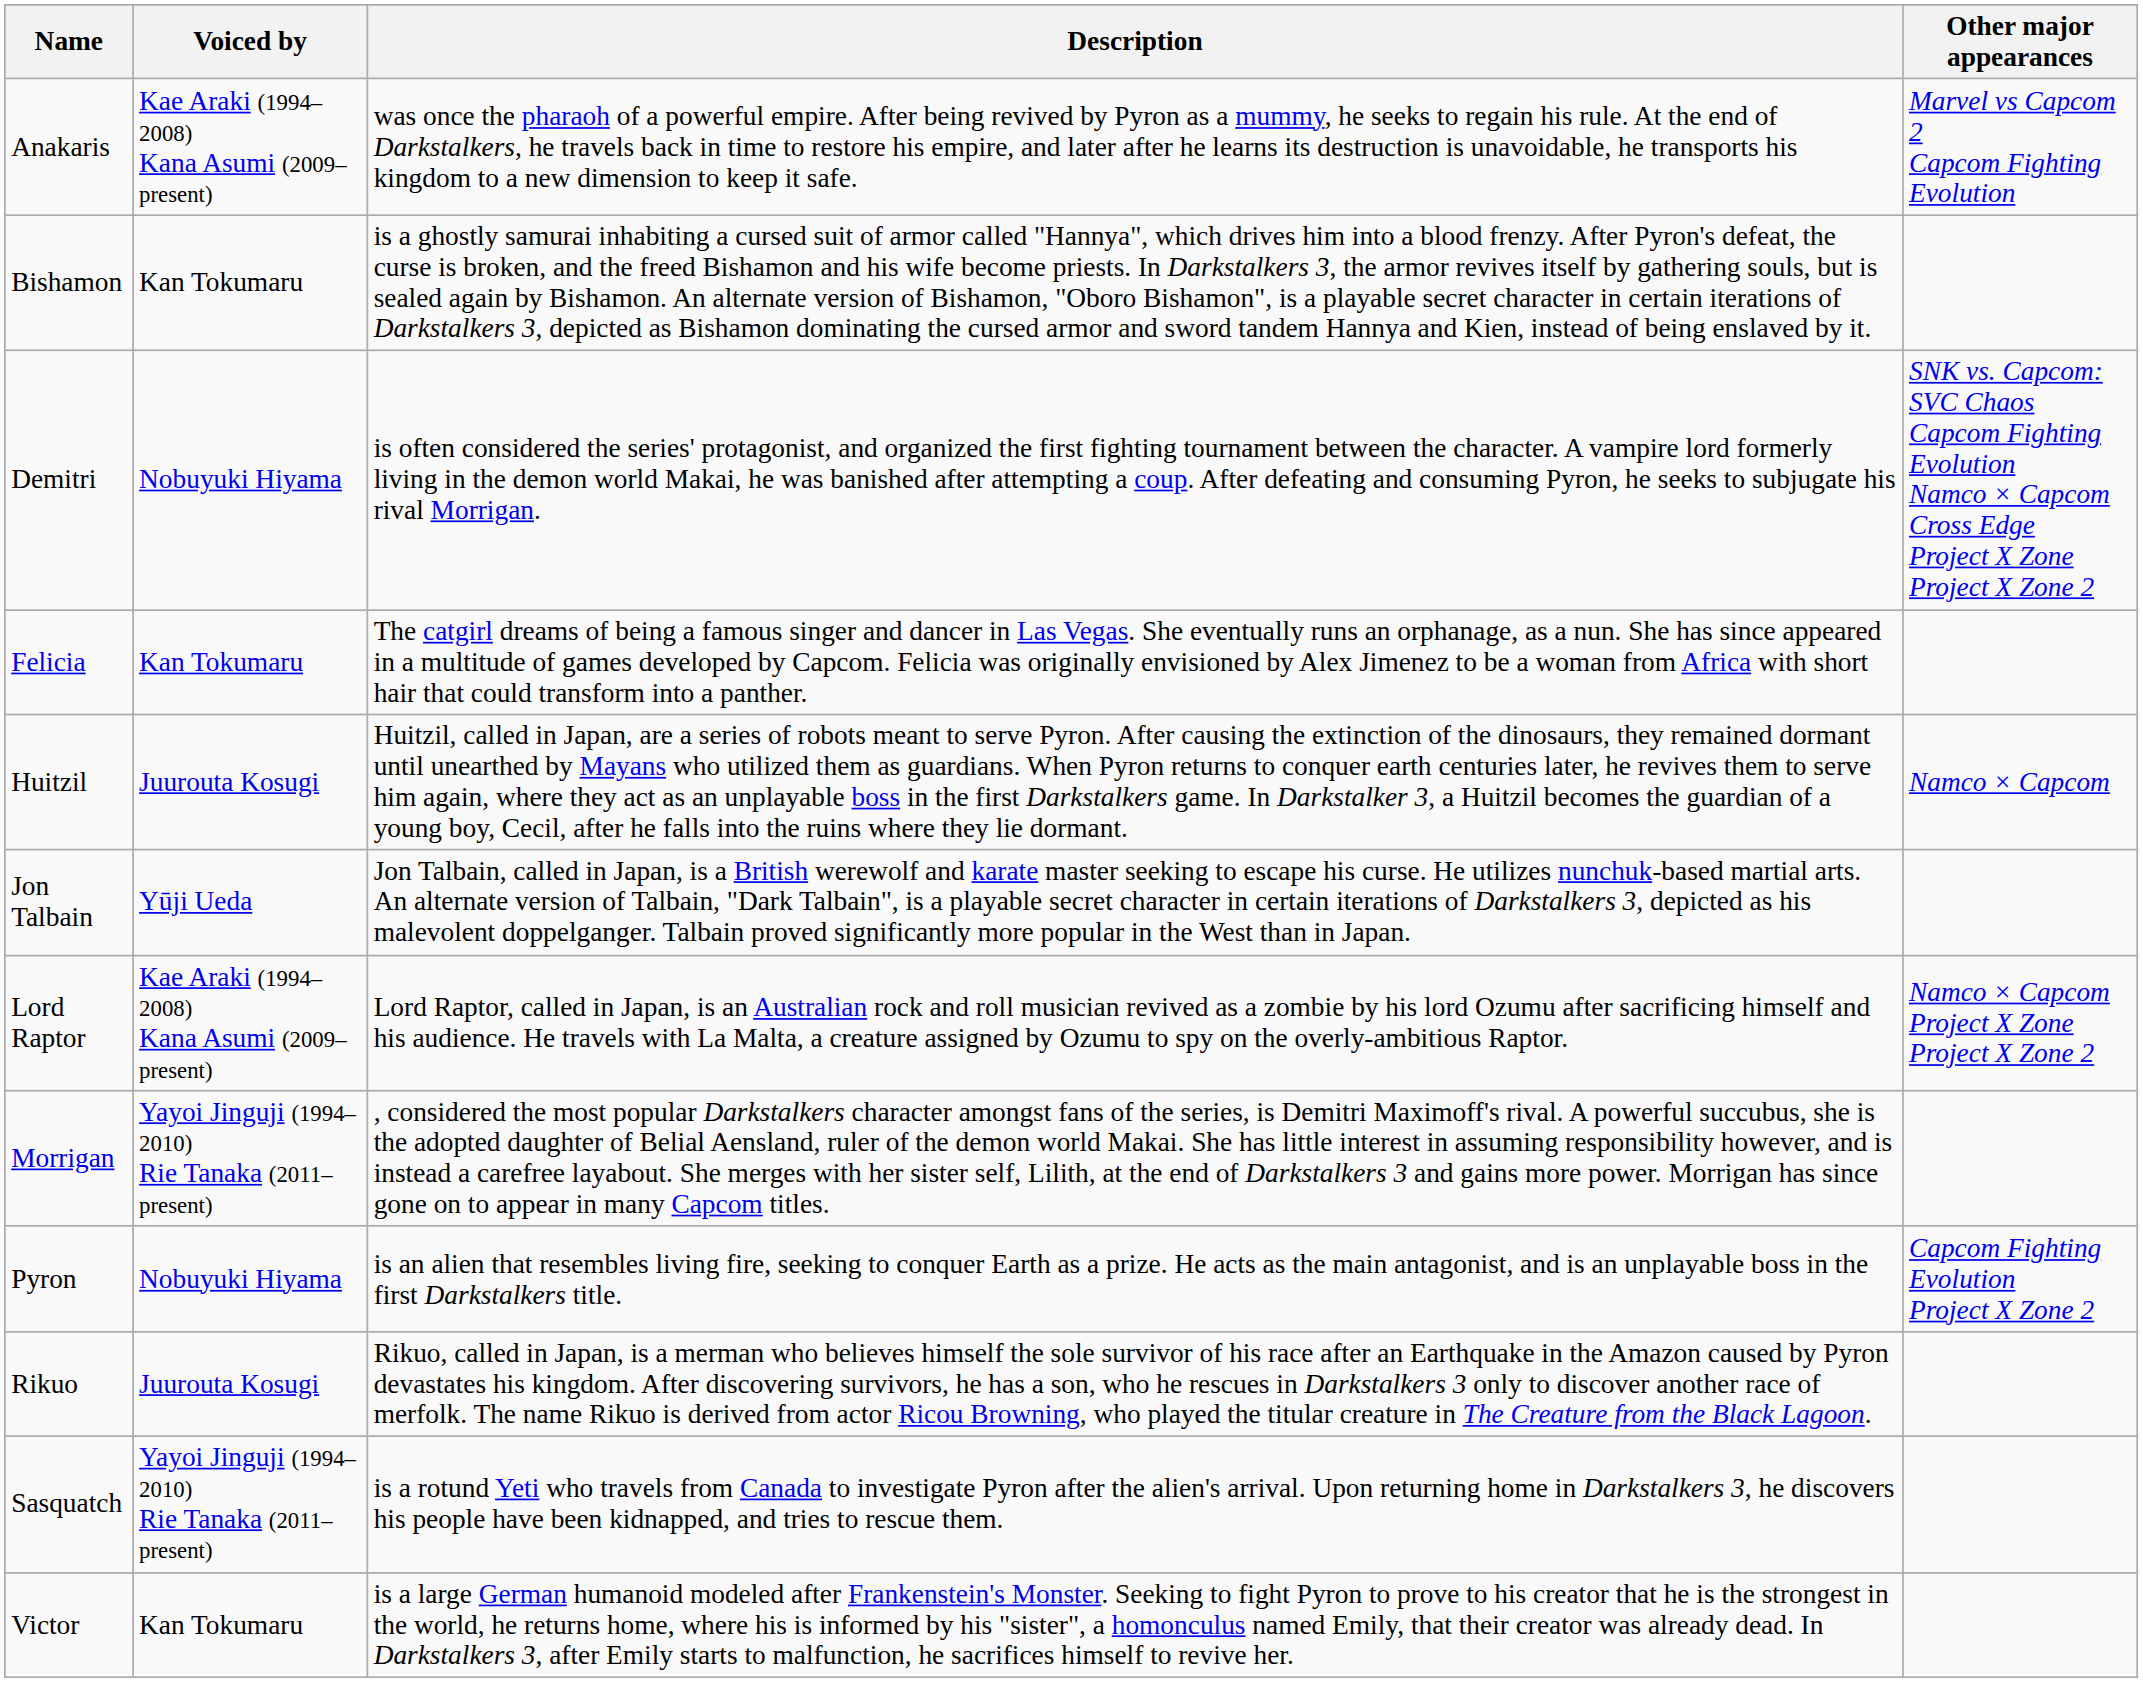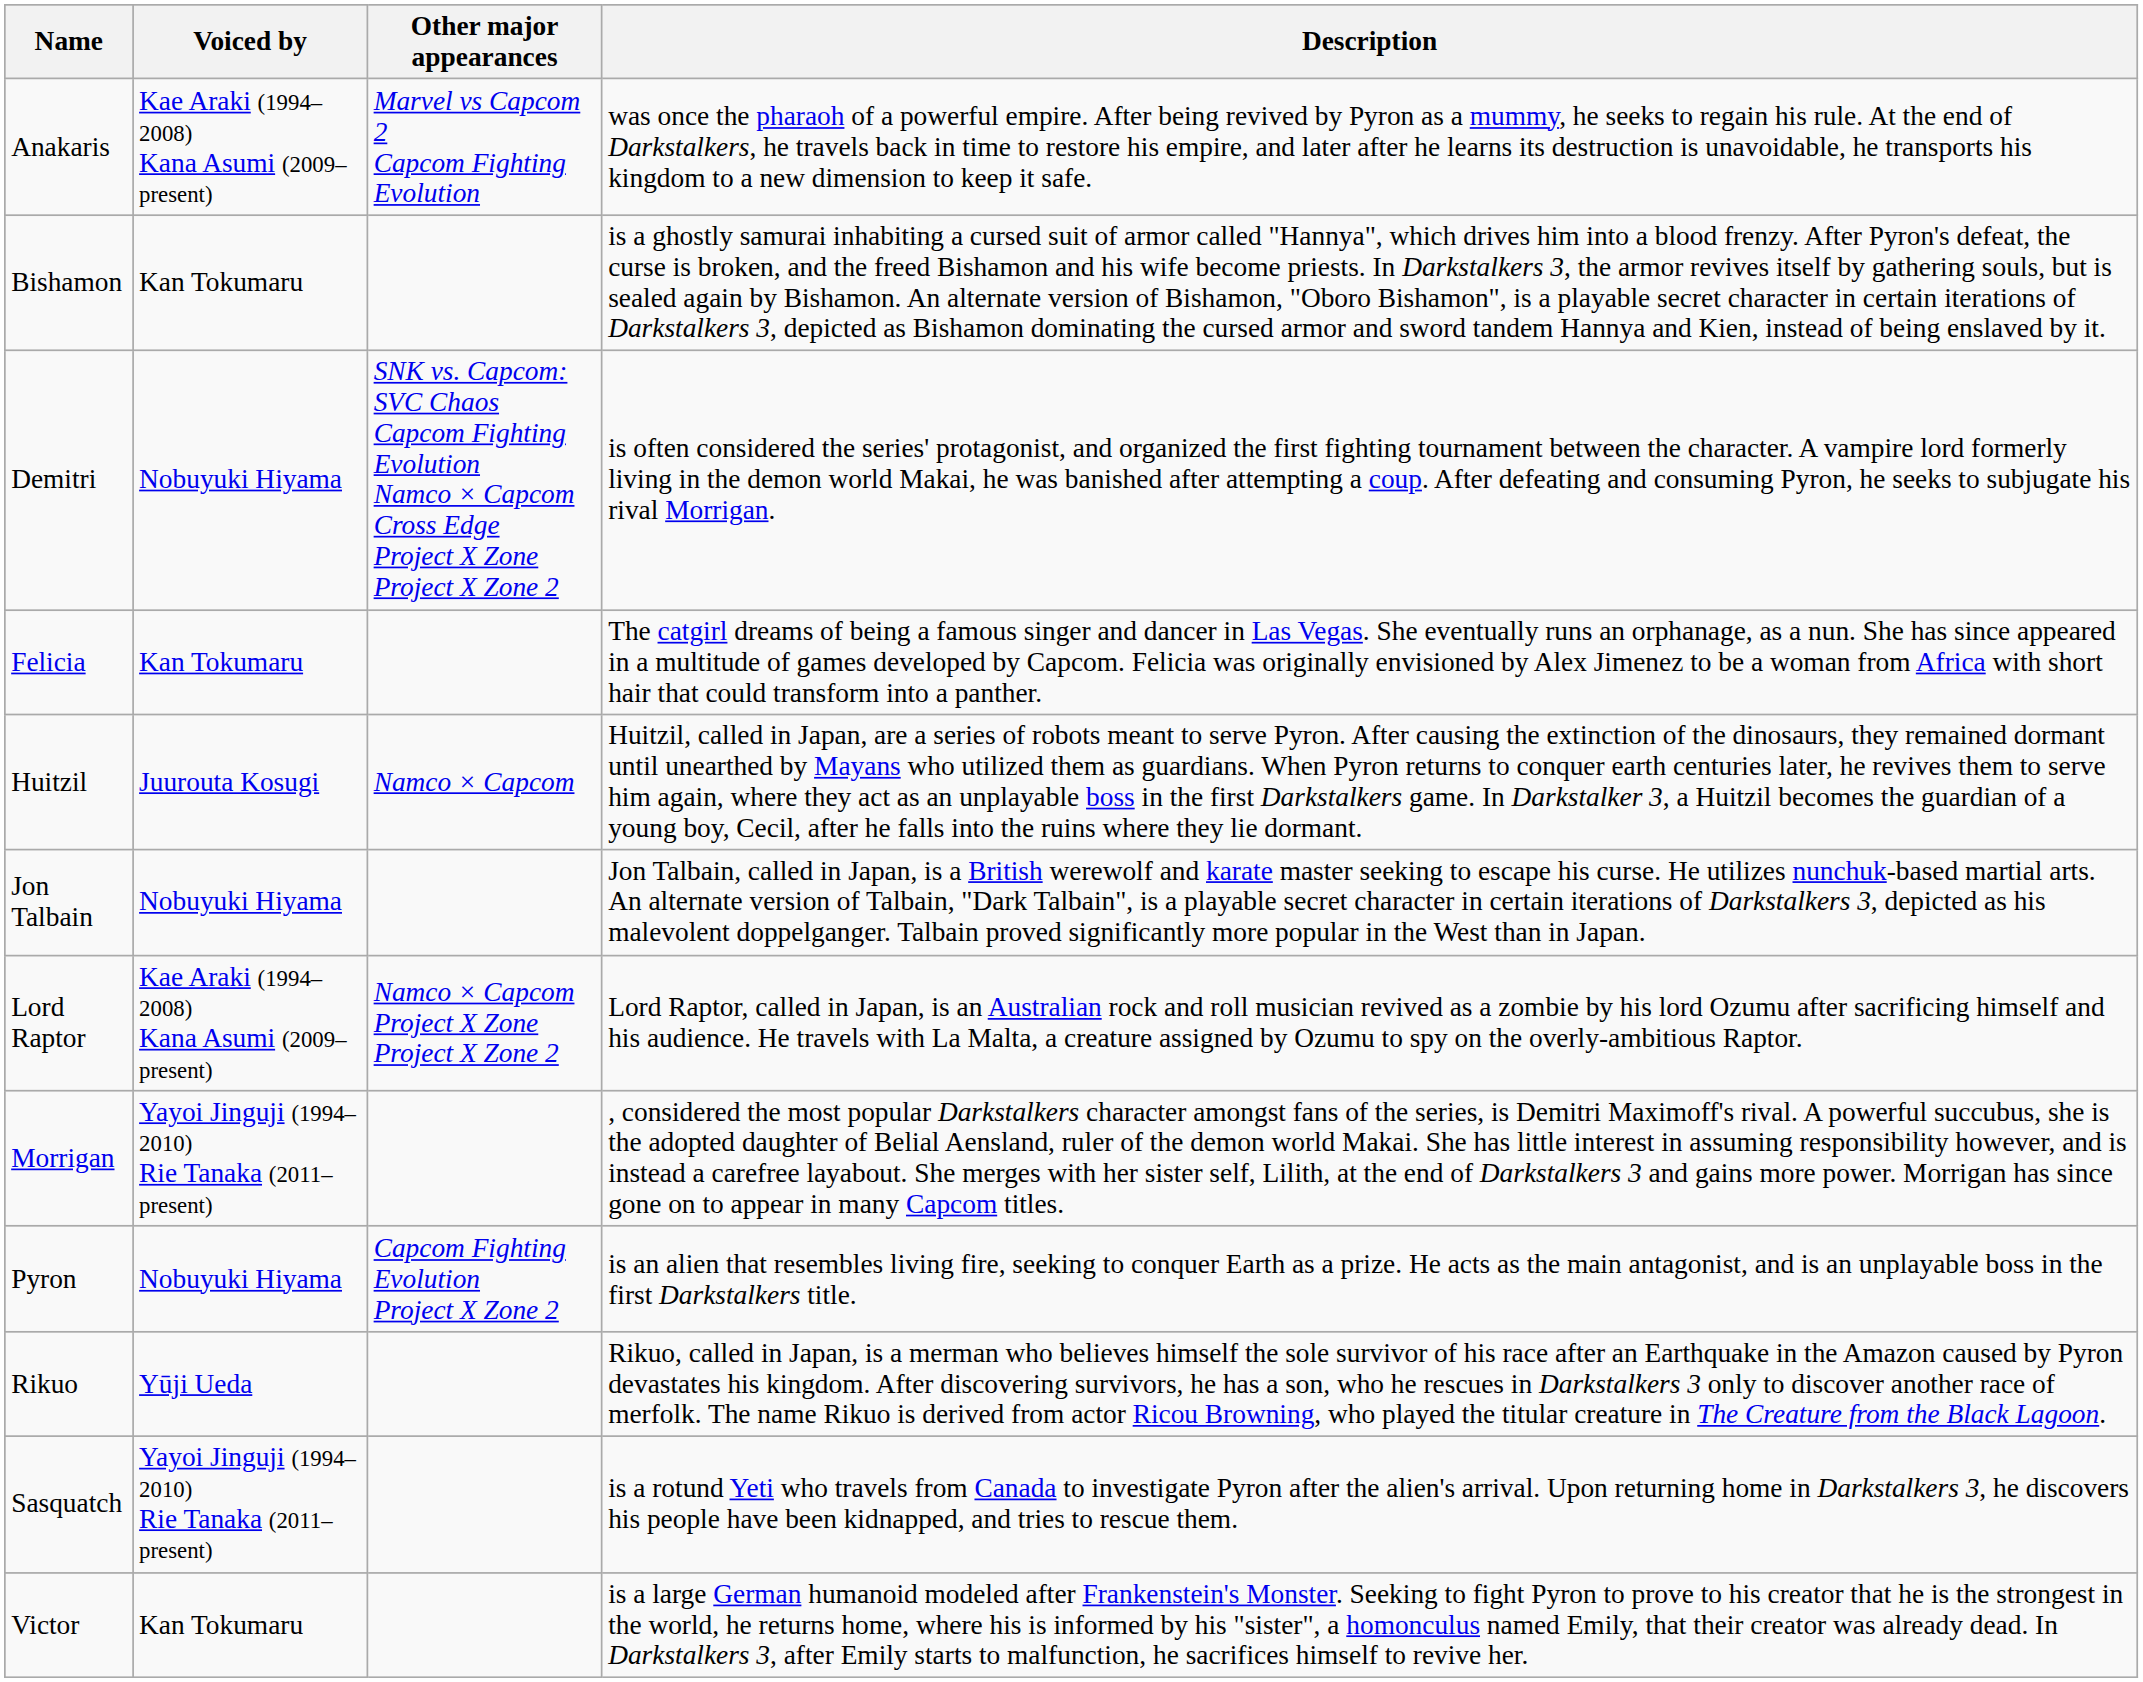columns swapped: (1135, 41) <-> (2020, 41)
(196, 902) Yūji Ueda -> (241, 902) Nobuyuki Hiyama
(229, 1383) Juurouta Kosugi -> (196, 1383) Yūji Ueda
